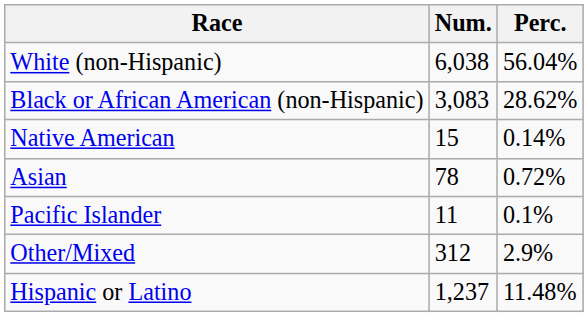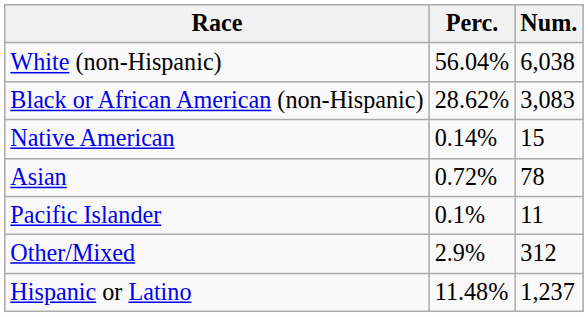columns swapped: (463, 23) <-> (540, 23)
